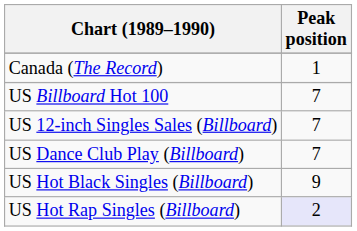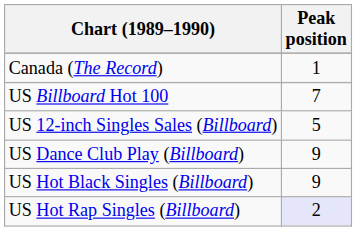(316, 125) 7 -> (316, 125) 5
(316, 153) 7 -> (316, 153) 9
